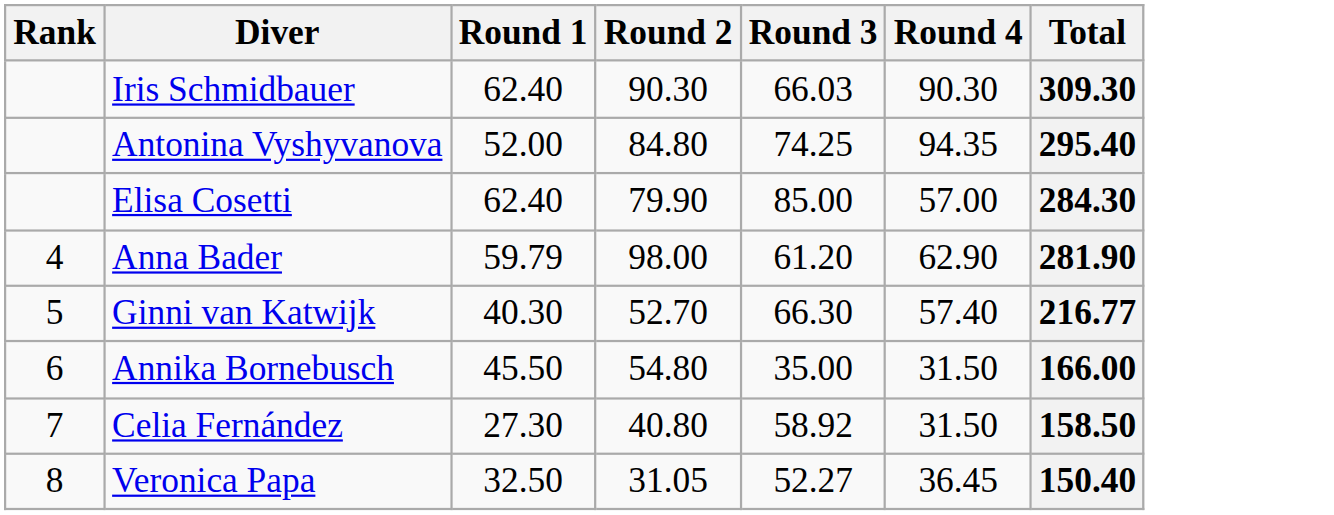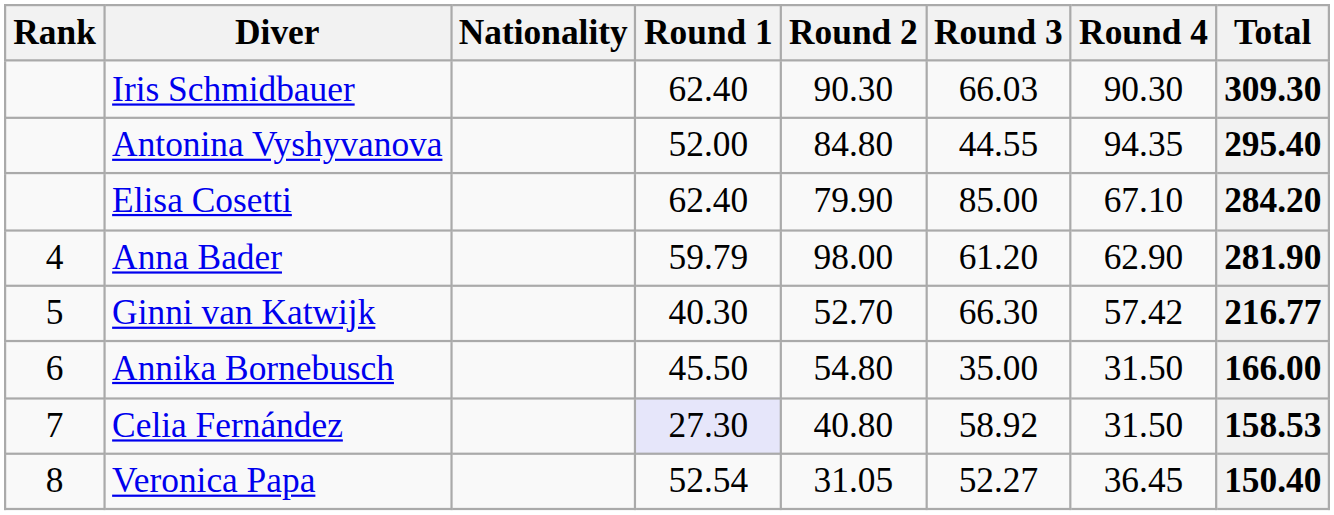+ column: (543, 32)
(813, 144) 74.25 -> (998, 144) 44.55
(958, 200) 57.00 -> (1143, 200) 67.10
(1087, 200) 284.30 -> (1273, 200) 284.20
(958, 312) 57.40 -> (1143, 312) 57.42
(523, 425) no background -> (708, 425) lavender background
(1087, 425) 158.50 -> (1273, 425) 158.53
(523, 481) 32.50 -> (708, 481) 52.54
